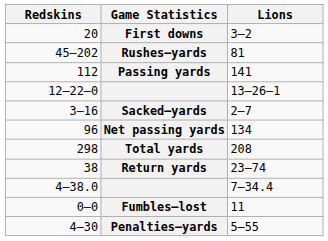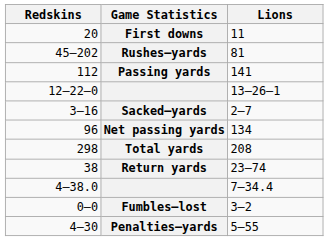(241, 33) 3–2 -> (238, 33) 11
(238, 207) 11 -> (241, 207) 3–2
